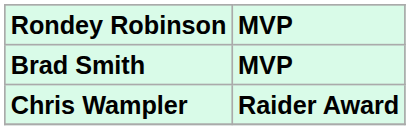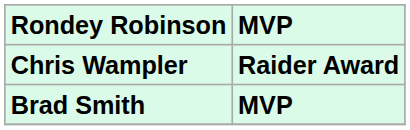rows swapped: (78, 65) <-> (99, 105)
